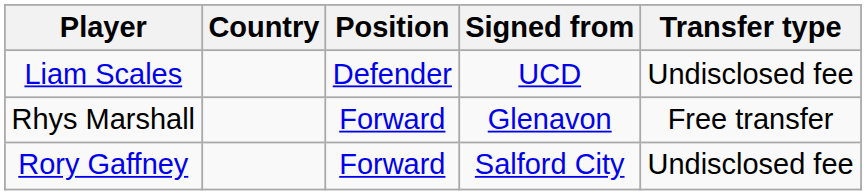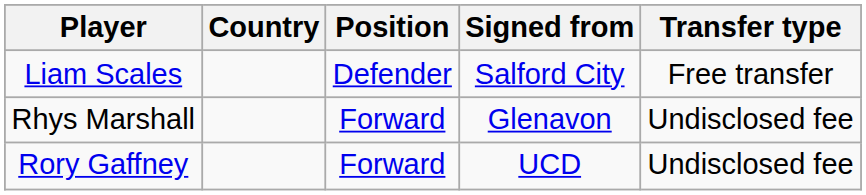(550, 73) UCD -> (550, 73) Salford City
(751, 73) Undisclosed fee -> (751, 73) Free transfer
(751, 119) Free transfer -> (751, 119) Undisclosed fee
(550, 165) Salford City -> (550, 165) UCD
